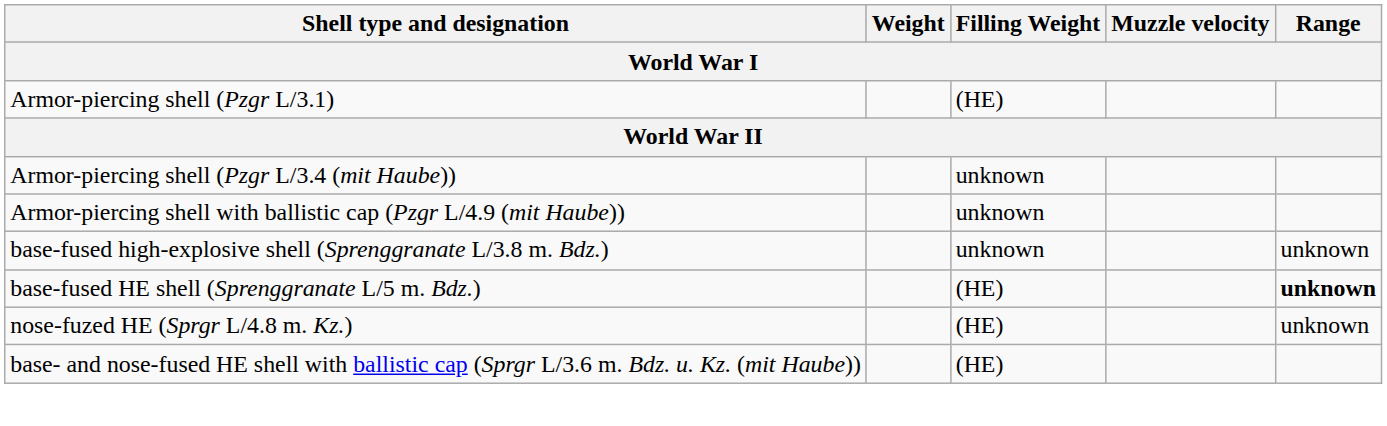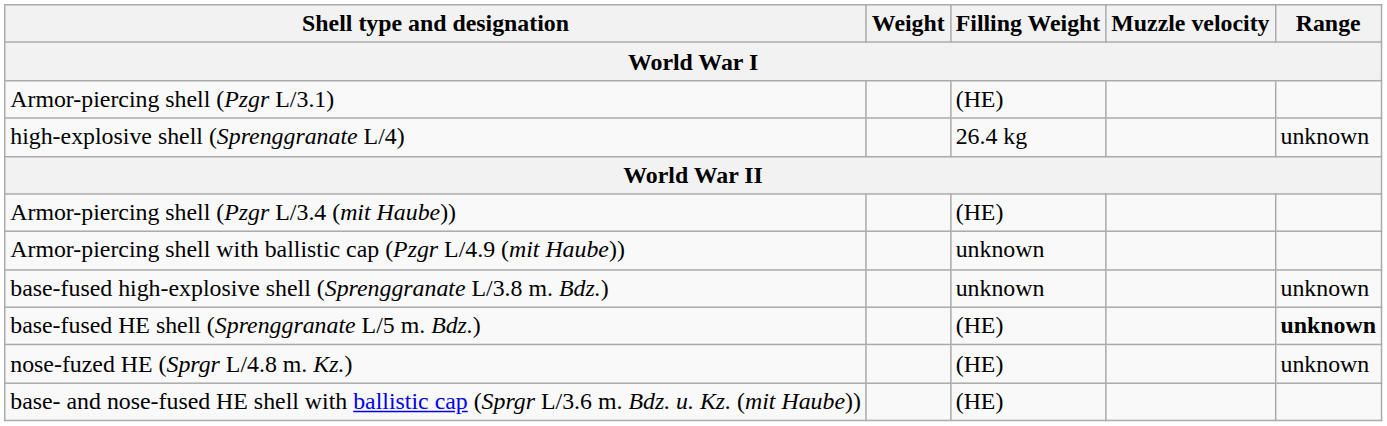+ row: (207, 136)
(1000, 174) unknown -> (980, 212) (HE)
